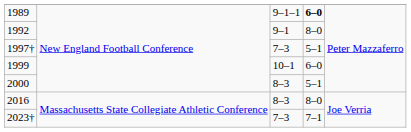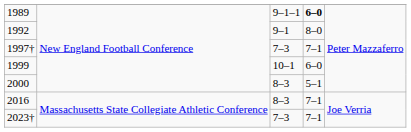(314, 48) 5–1 -> (314, 48) 7–1
(314, 100) 8–0 -> (314, 100) 7–1
